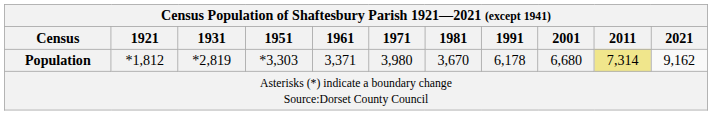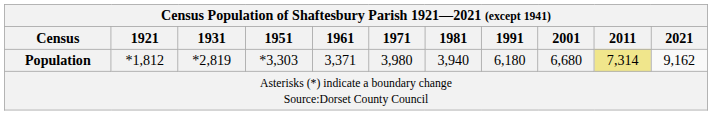(453, 60) 3,670 -> (453, 60) 3,940
(510, 60) 6,178 -> (510, 60) 6,180
